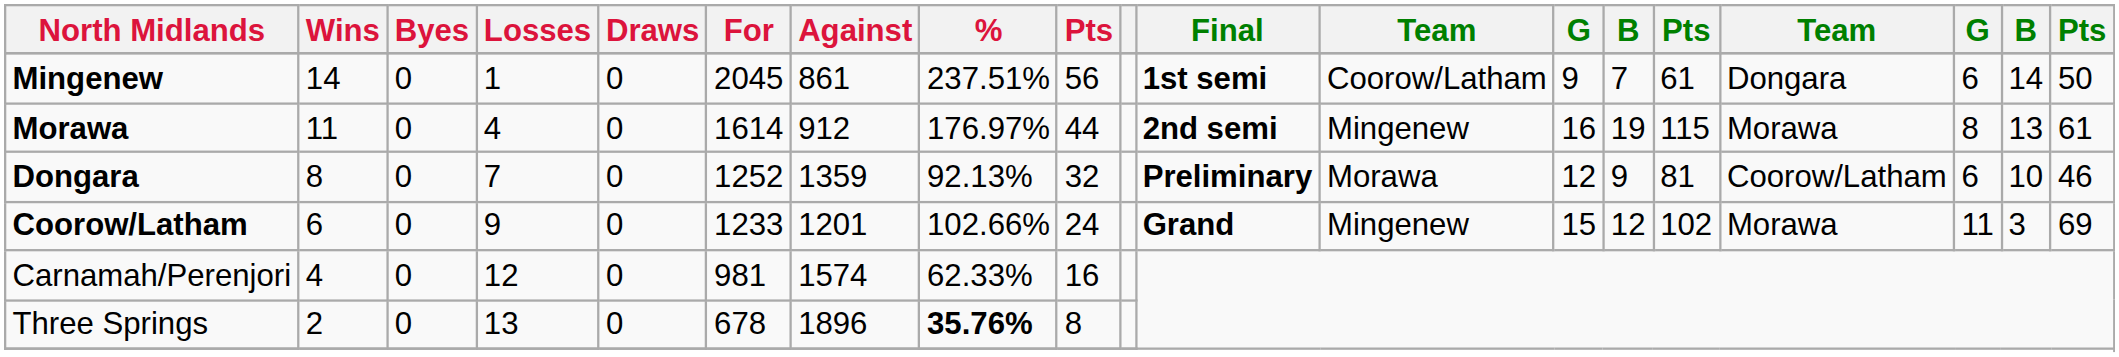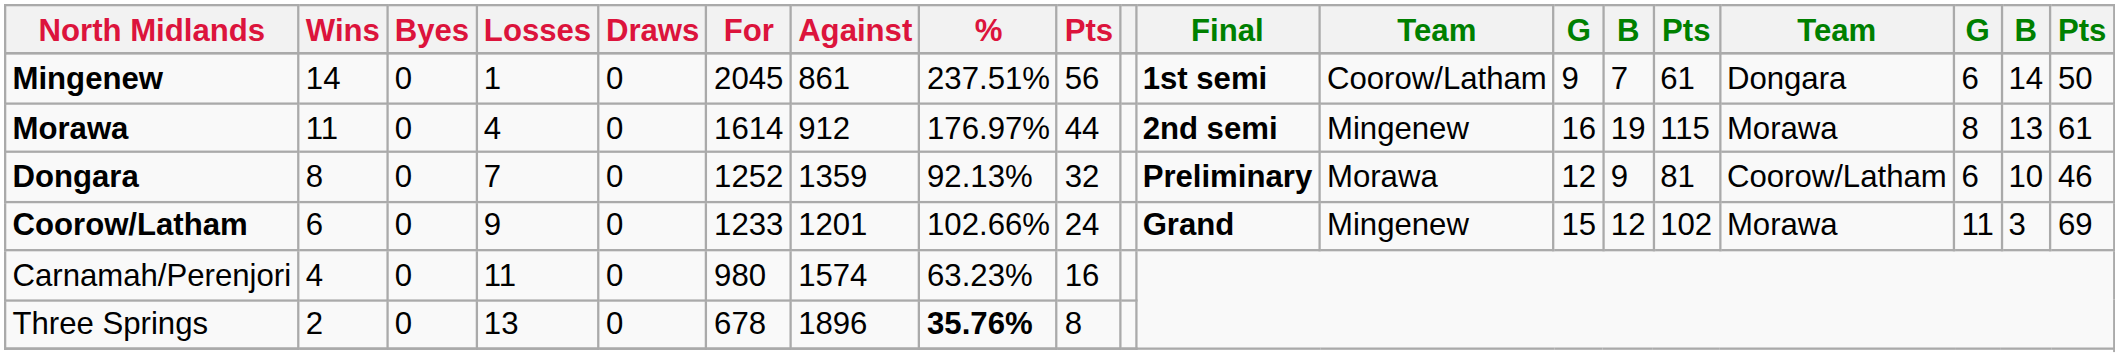(501, 275) 12 -> (500, 275) 11
(740, 275) 981 -> (740, 275) 980
(980, 275) 62.33% -> (980, 275) 63.23%
